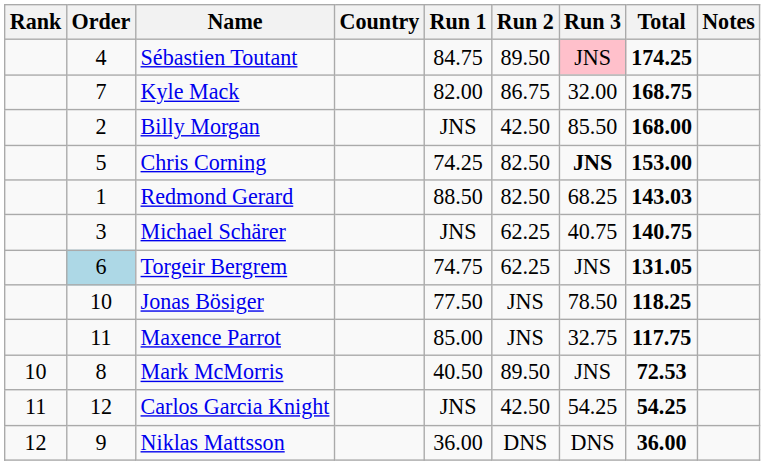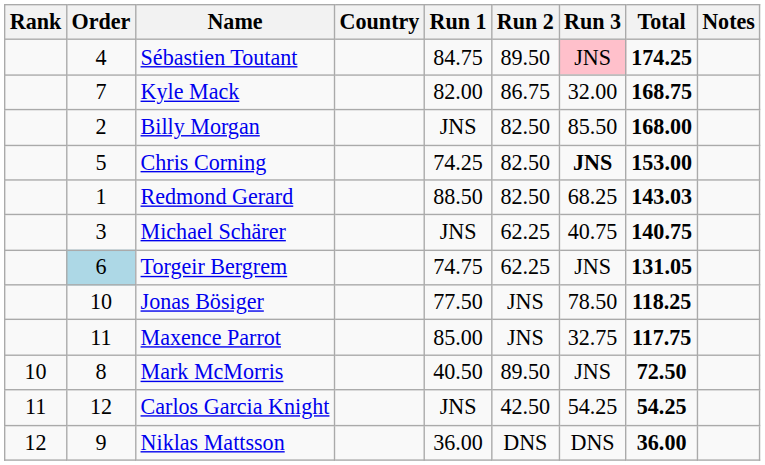(525, 127) 42.50 -> (525, 127) 82.50
(662, 372) 72.53 -> (662, 372) 72.50
